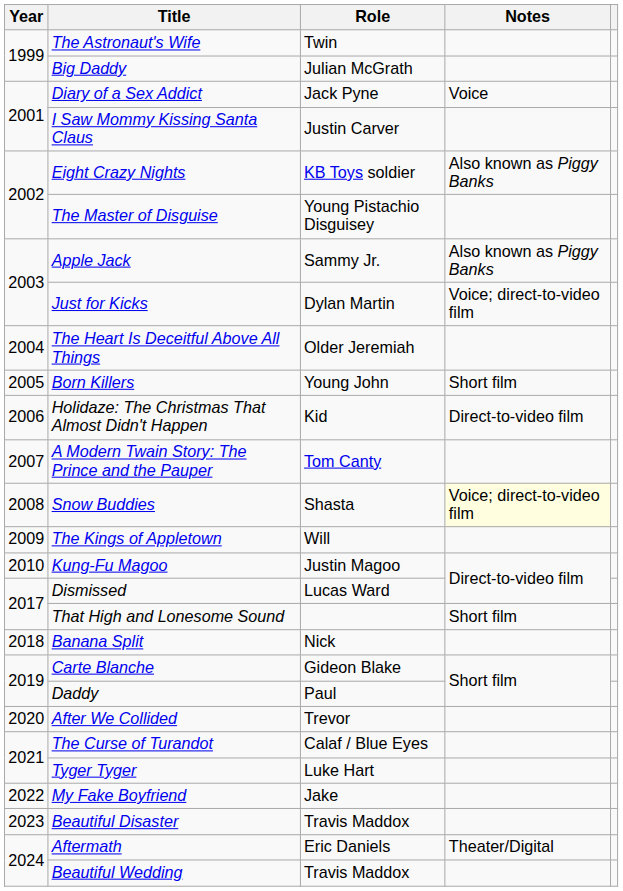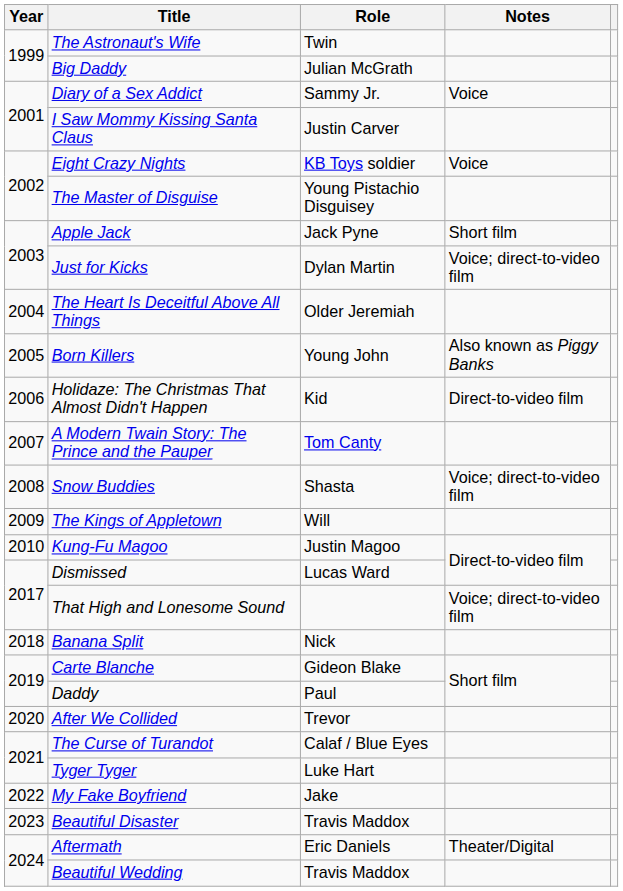(341, 94) Jack Pyne -> (342, 94) Sammy Jr.
(523, 172) Also known as Piggy Banks -> (469, 163) Voice
(342, 260) Sammy Jr. -> (341, 233) Jack Pyne
(523, 260) Also known as Piggy Banks -> (483, 233) Short film
(483, 382) Short film -> (523, 355) Also known as Piggy Banks
(524, 505) lightyellow background -> (524, 486) no background
(483, 616) Short film -> (524, 607) Voice; direct-to-video film
